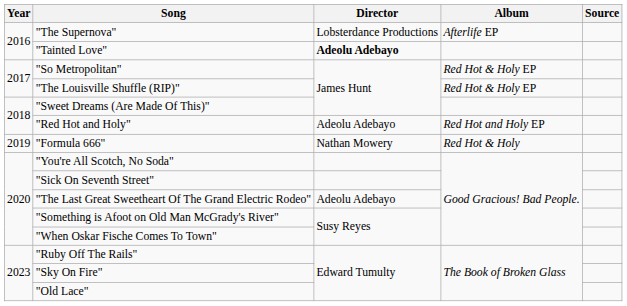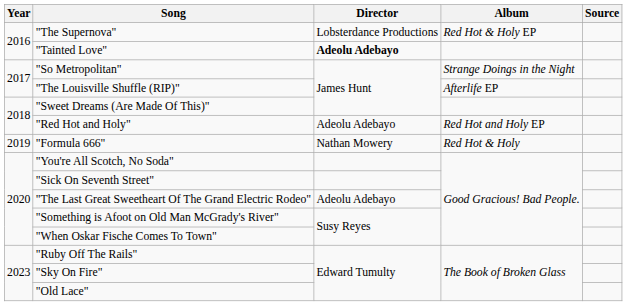(471, 32) Afterlife EP -> (490, 32) Red Hot & Holy EP
(490, 69) Red Hot & Holy EP -> (509, 69) Strange Doings in the Night
(490, 87) Red Hot & Holy EP -> (471, 87) Afterlife EP
